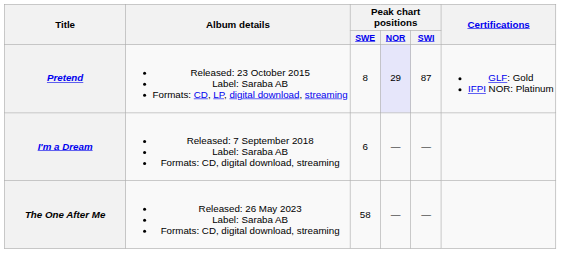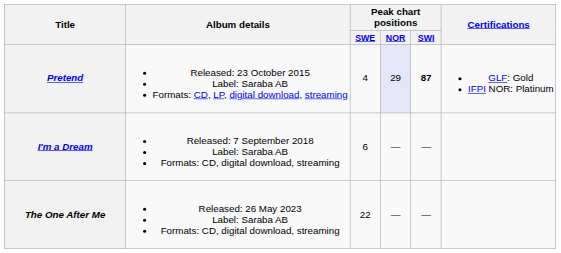(365, 78) 8 -> (365, 78) 4
(426, 78) normal -> (426, 78) bold
(365, 214) 58 -> (365, 214) 22
